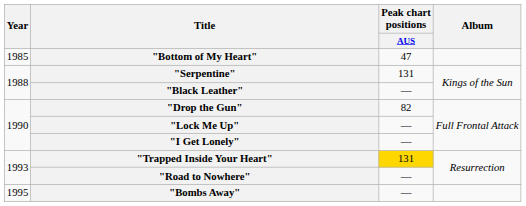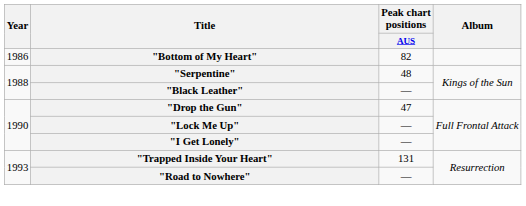(18, 57) 1985 -> (18, 57) 1986
(406, 57) 47 -> (406, 57) 82
(406, 74) 131 -> (406, 74) 48
(406, 108) 82 -> (406, 108) 47
(406, 159) gold background -> (406, 159) no background
- row: (205, 193)
